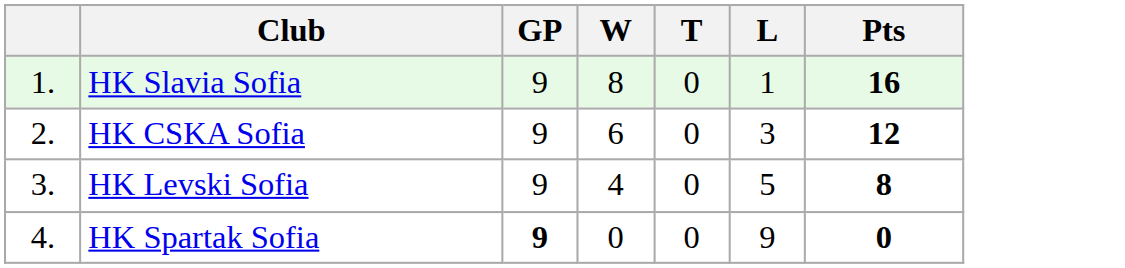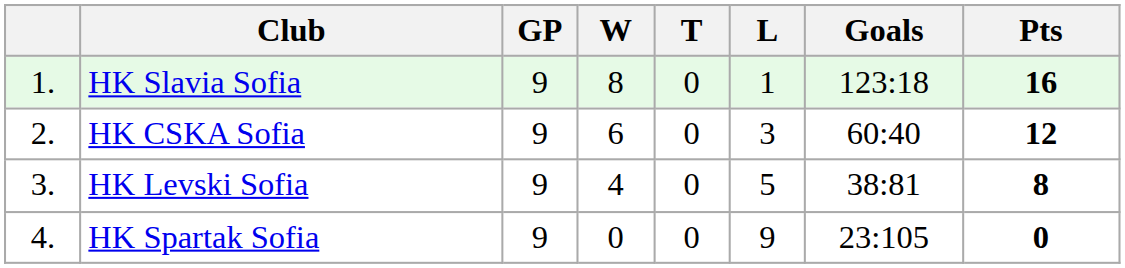+ column: (884, 30)
(540, 236) bold -> (540, 236) normal
